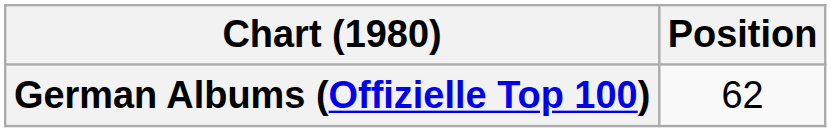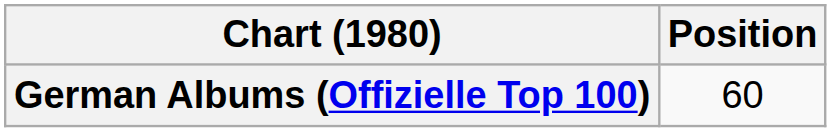(743, 94) 62 -> (743, 94) 60
